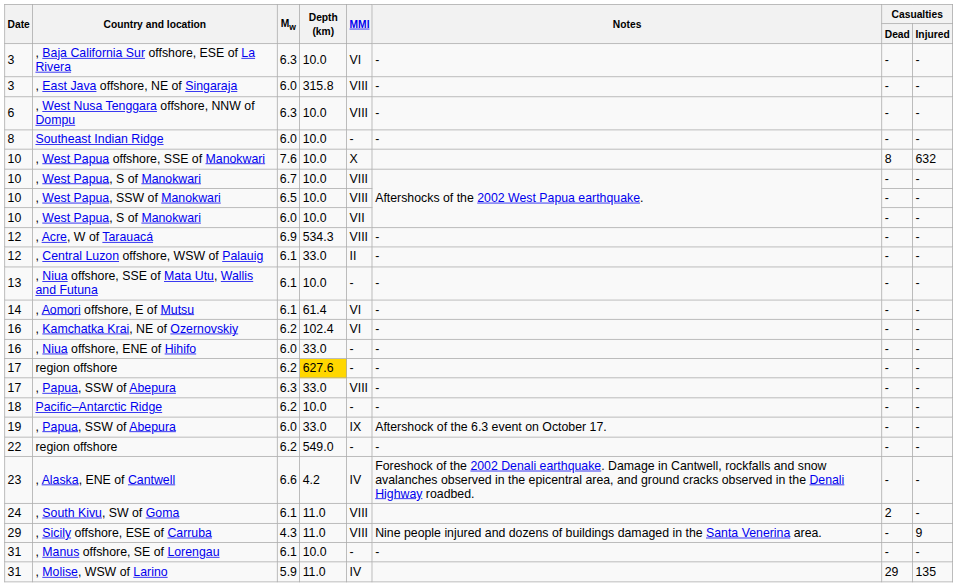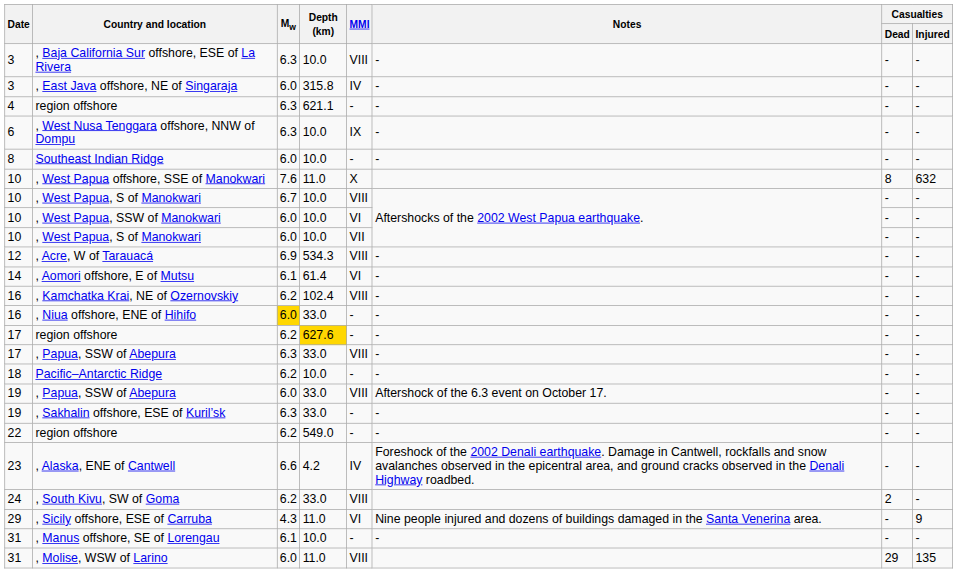(355, 60) VI -> (359, 60) VIII
(359, 86) VIII -> (355, 86) IV
+ row: (11, 106)
(359, 113) VIII -> (355, 132) IX
(315, 159) 10.0 -> (314, 178) 11.0
(288, 198) 6.5 -> (288, 217) 6.0
(359, 198) VIII -> (355, 217) VI
- row: (14, 256)
- row: (14, 283)
(355, 329) VI -> (359, 295) VIII
(288, 348) no background -> (288, 315) gold background
(355, 427) IX -> (359, 393) VIII
+ row: (14, 413)
(288, 513) 6.1 -> (288, 499) 6.2
(314, 513) 11.0 -> (315, 499) 33.0
(359, 532) VIII -> (355, 519) VI
(288, 572) 5.9 -> (288, 558) 6.0
(355, 572) IV -> (359, 558) VIII
